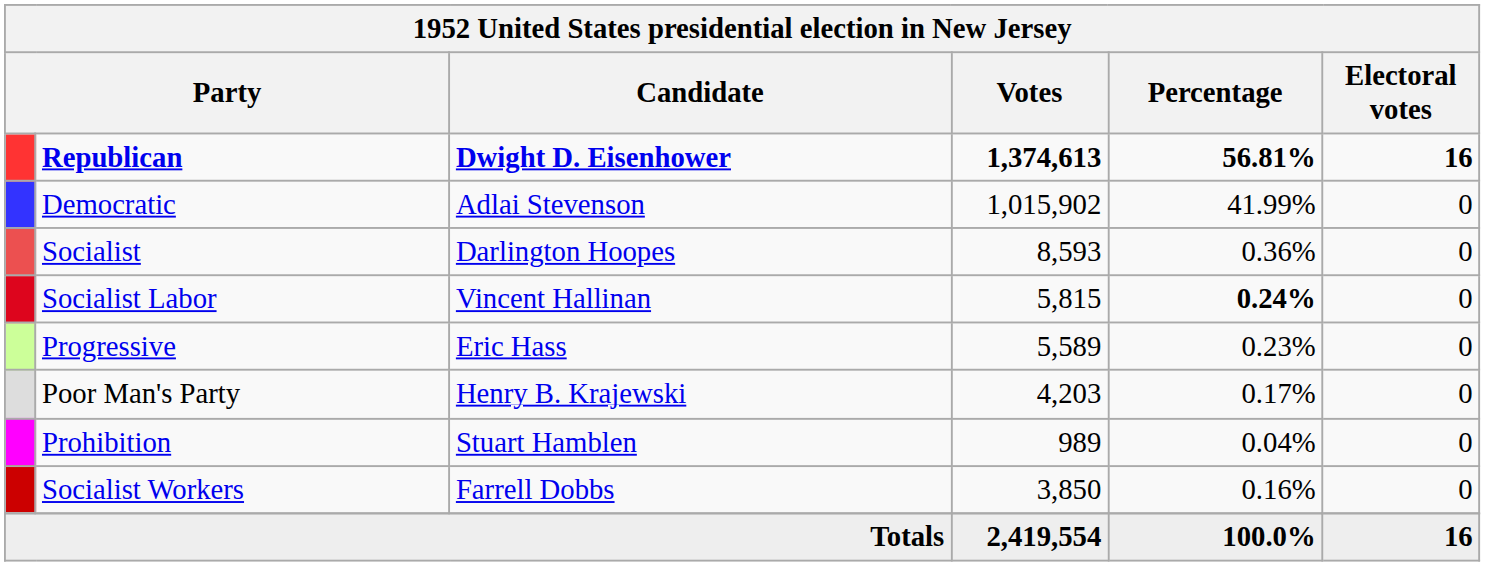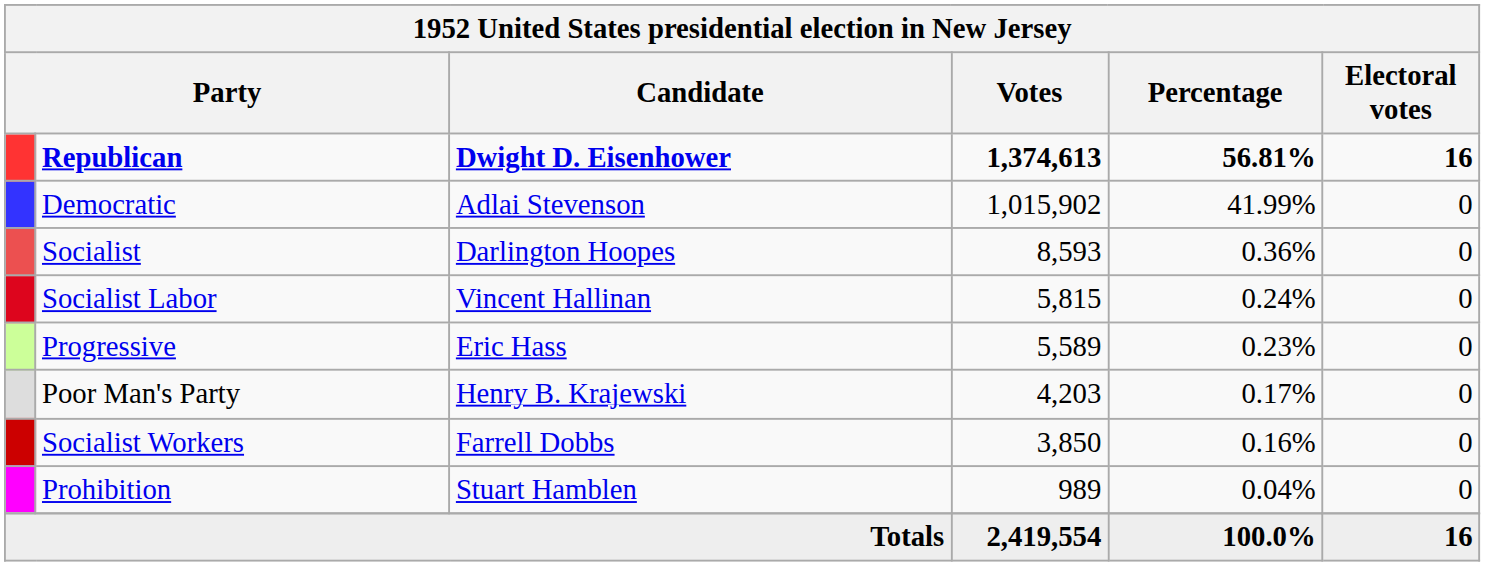(1276, 299) bold -> (1279, 299) normal
rows swapped: (143, 488) <-> (107, 441)
